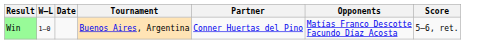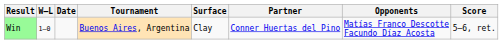+ column: (210, 11)
